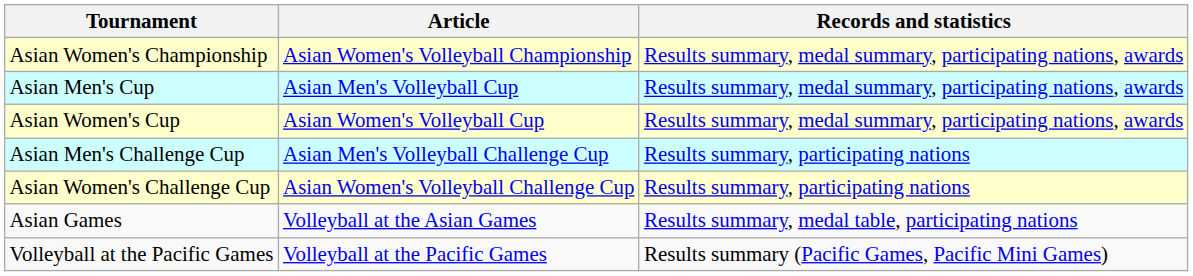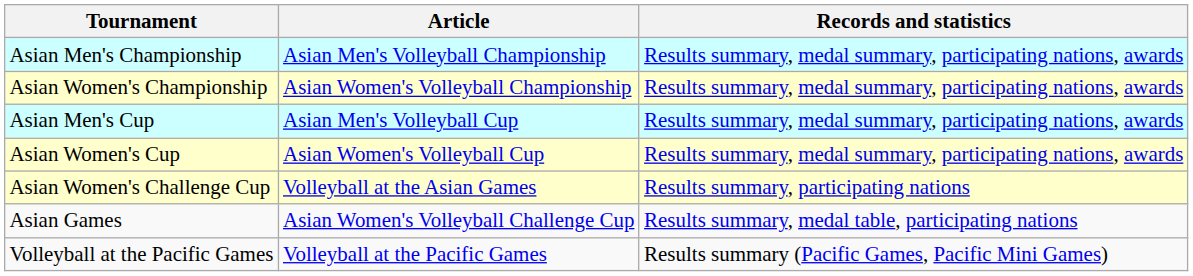+ row: (125, 54)
- row: (127, 154)
(459, 187) Asian Women's Volleyball Challenge Cup -> (410, 187) Volleyball at the Asian Games
(410, 220) Volleyball at the Asian Games -> (459, 220) Asian Women's Volleyball Challenge Cup
